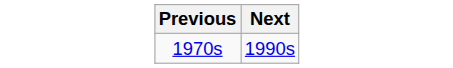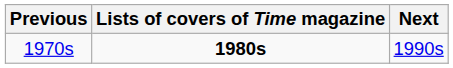+ column: (241, 19)
